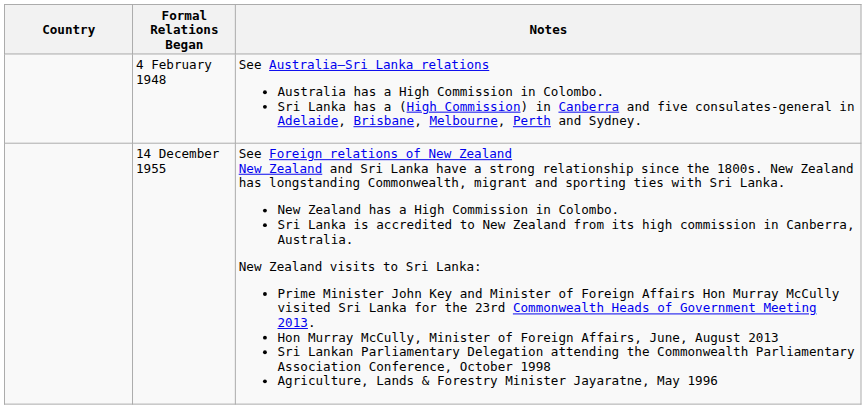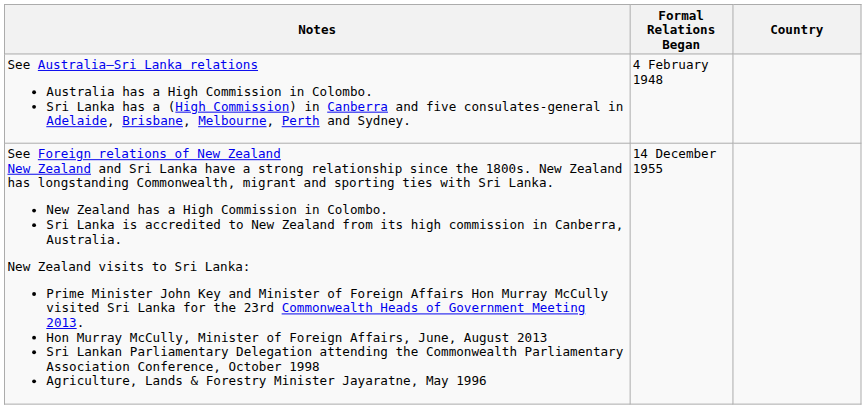columns swapped: (69, 29) <-> (548, 29)
